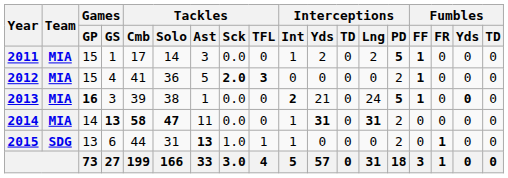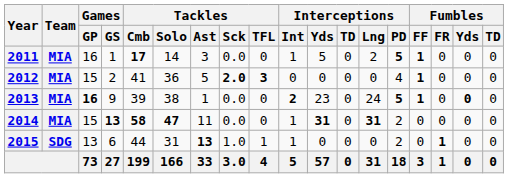(90, 57) 15 -> (90, 57) 16
(138, 57) normal -> (138, 57) bold
(322, 57) 2 -> (322, 57) 5
(112, 78) 4 -> (112, 78) 2
(399, 78) 2 -> (399, 78) 4
(112, 99) 3 -> (112, 99) 9
(322, 99) 21 -> (322, 99) 23
(90, 120) 14 -> (90, 120) 15
